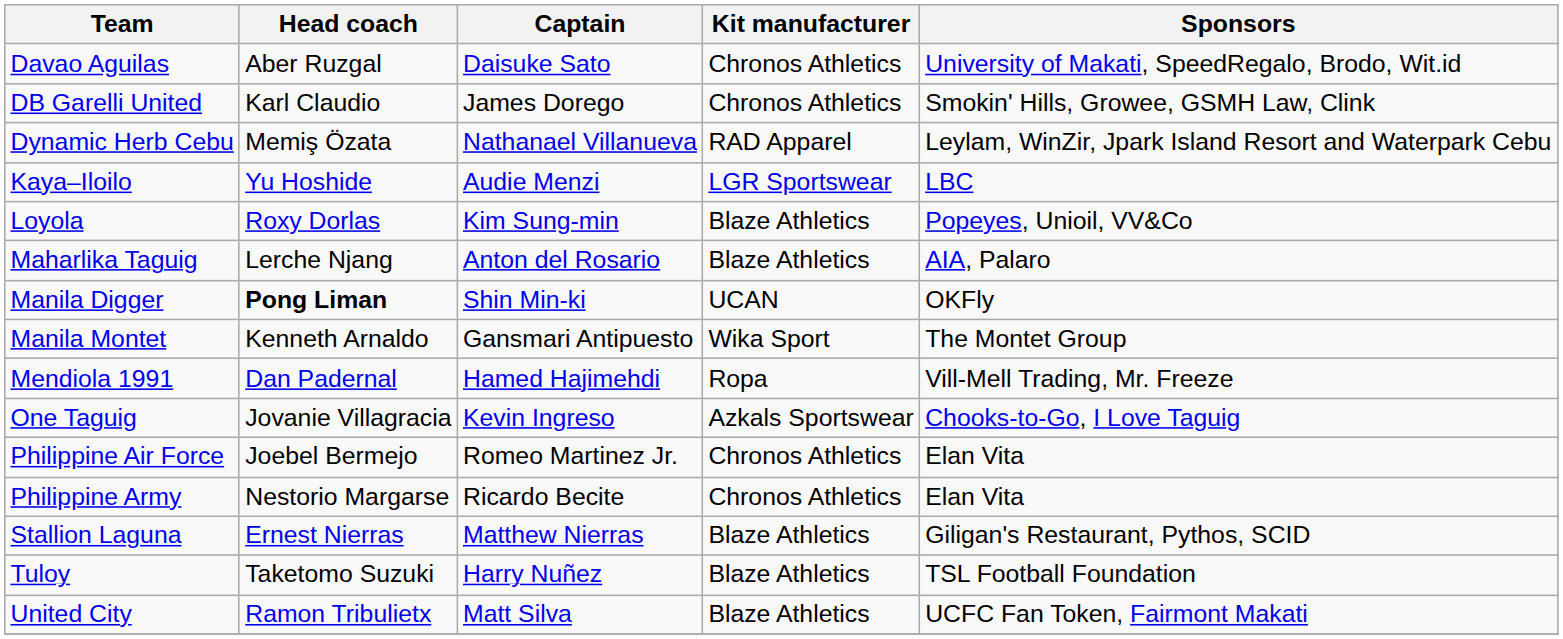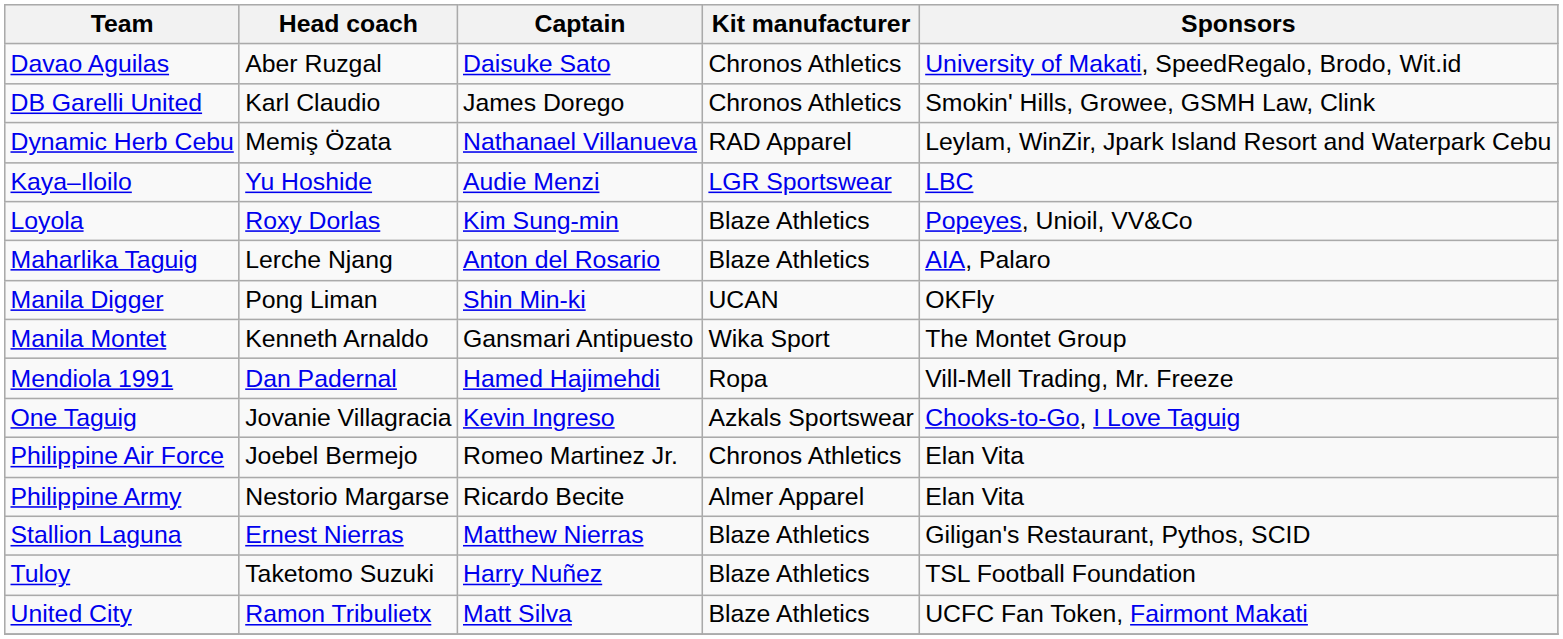(316, 299) bold -> (311, 299) normal
(805, 496) Chronos Athletics -> (786, 496) Almer Apparel
